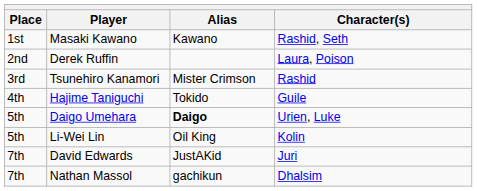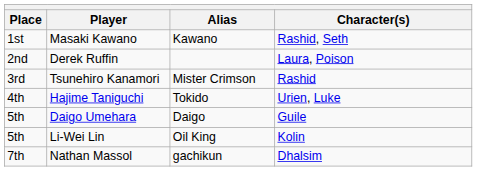(292, 98) Guile -> (309, 98) Urien, Luke
(190, 117) bold -> (189, 117) normal
(309, 117) Urien, Luke -> (292, 117) Guile
- row: (91, 156)
